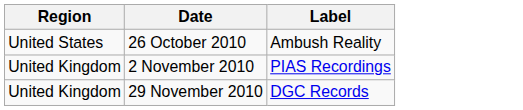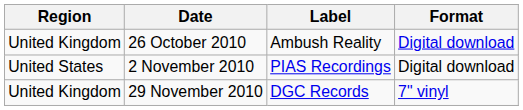+ column: (456, 17)
(56, 42) United States -> (64, 42) United Kingdom
(64, 67) United Kingdom -> (56, 67) United States
